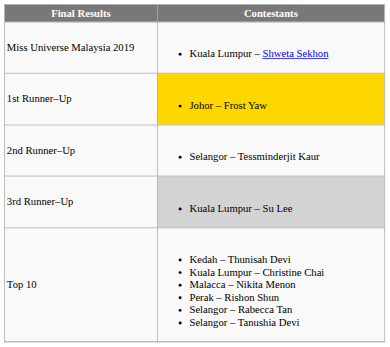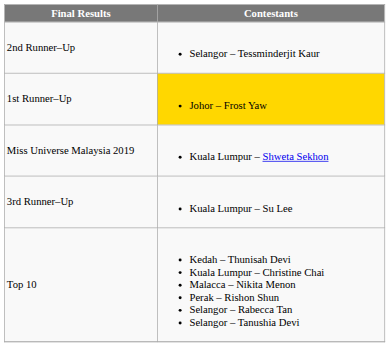rows swapped: (71, 48) <-> (41, 151)
(271, 209) lightgrey background -> (271, 209) no background
